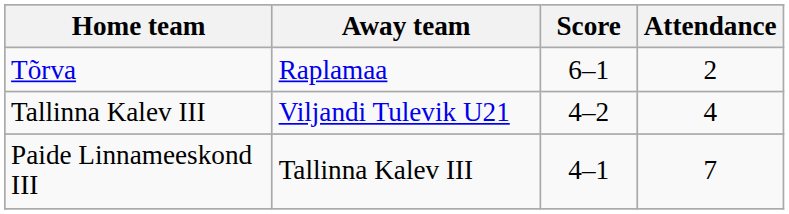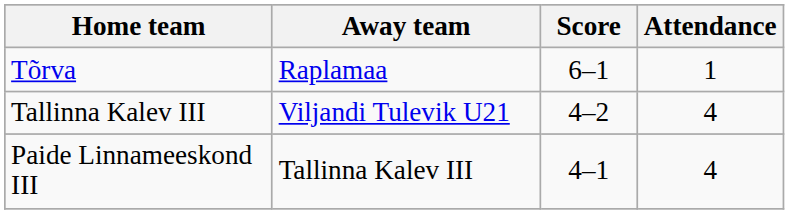(710, 69) 2 -> (710, 69) 1
(710, 170) 7 -> (710, 170) 4
